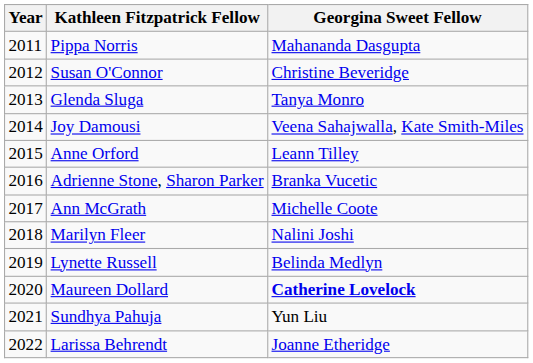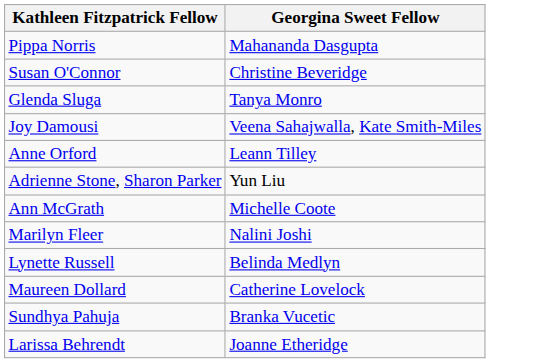- column: (26, 18)
(324, 180) Branka Vucetic -> (257, 180) Yun Liu
(344, 289) bold -> (297, 289) normal
(299, 316) Yun Liu -> (282, 316) Branka Vucetic
